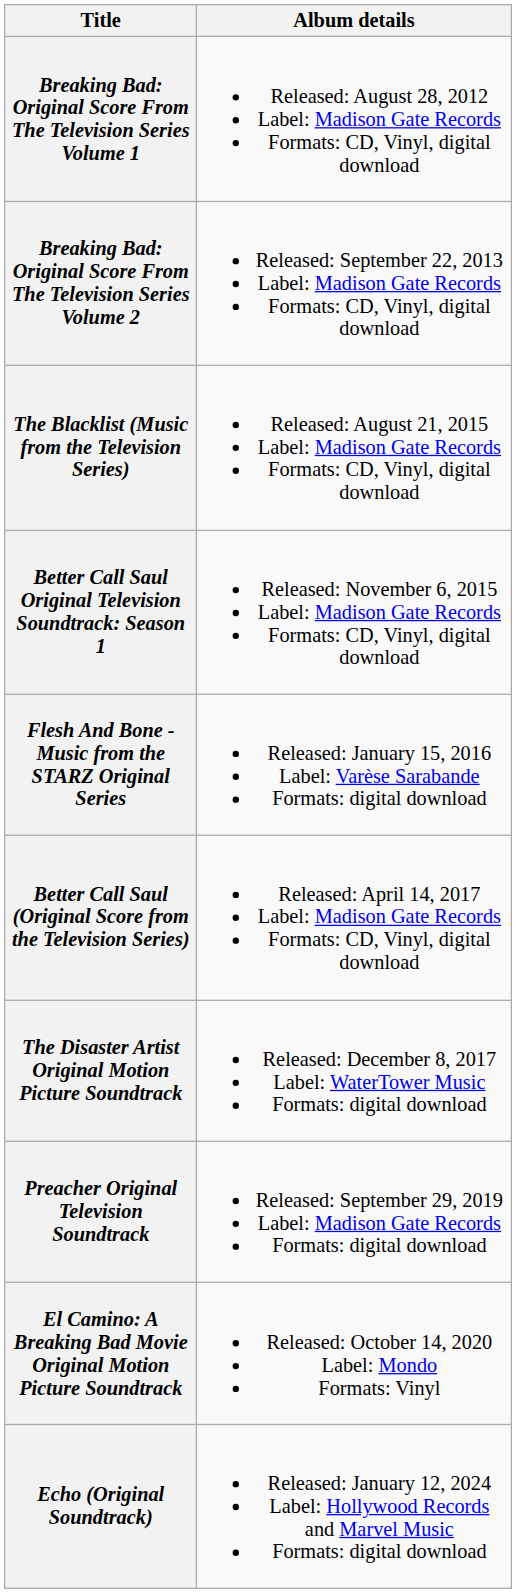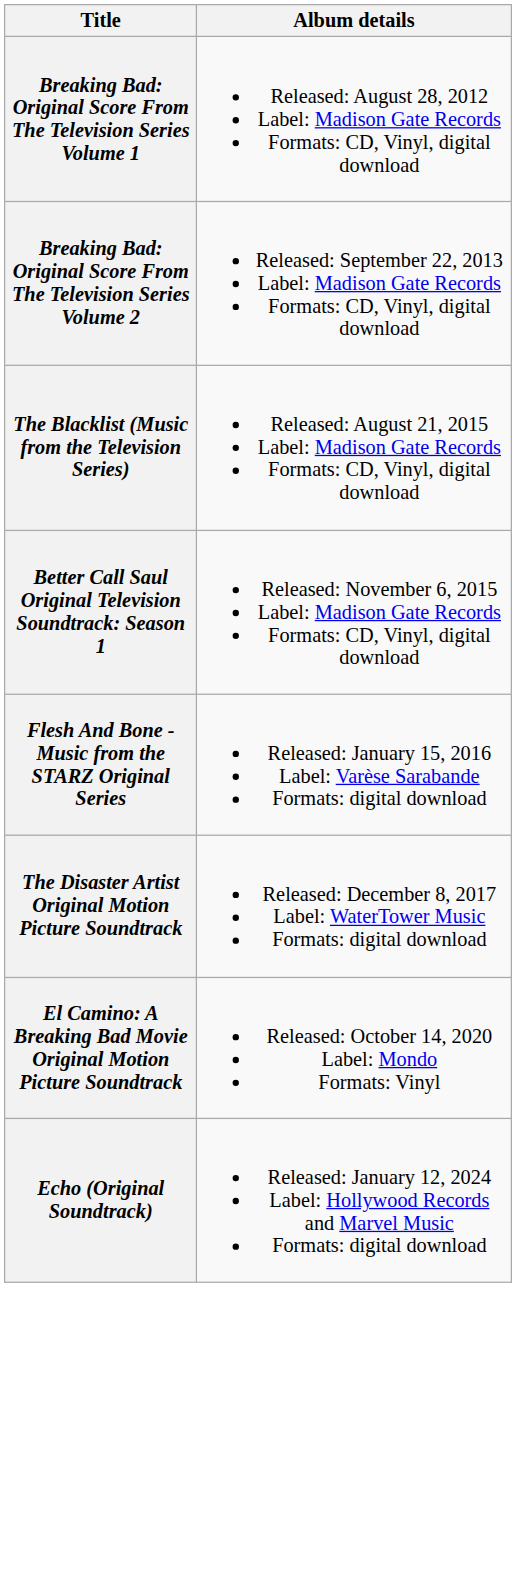- row: (101, 917)
- row: (101, 1211)
